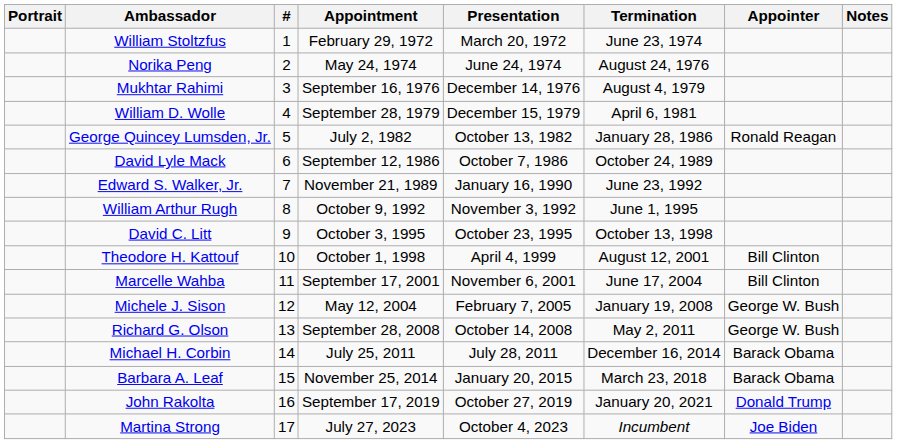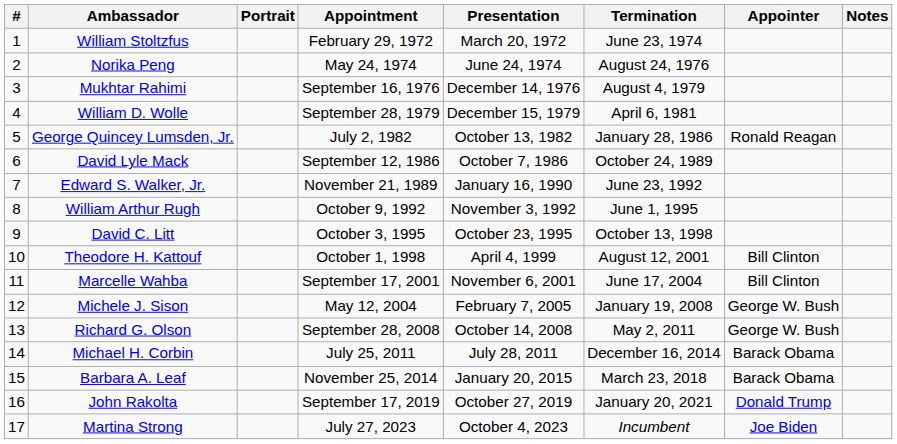columns swapped: (286, 16) <-> (35, 16)
